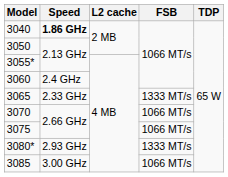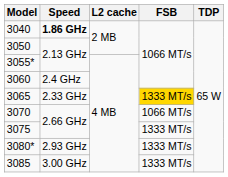(167, 96) no background -> (167, 96) gold background
(167, 130) 1066 MT/s -> (167, 130) 1333 MT/s
(167, 163) 1066 MT/s -> (167, 163) 1333 MT/s
